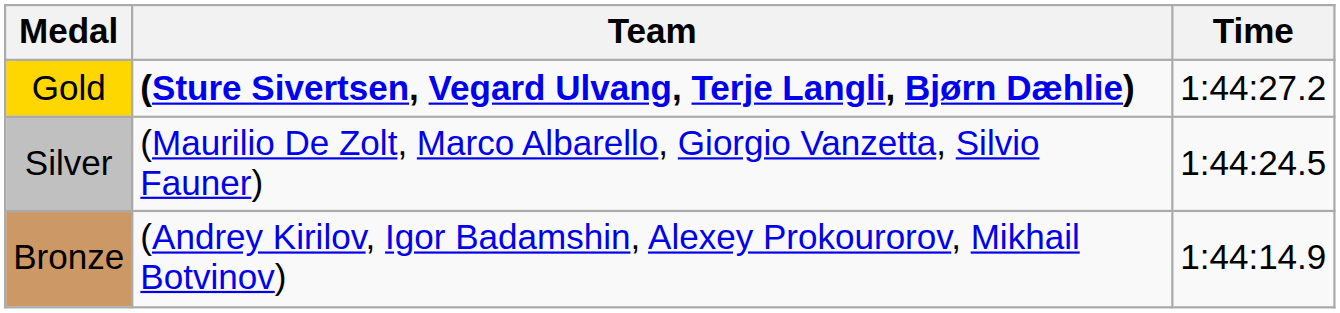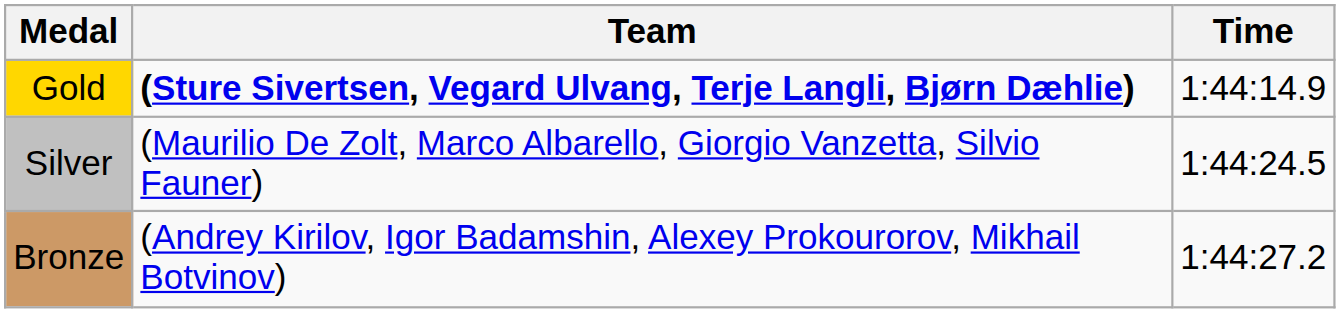(1253, 87) 1:44:27.2 -> (1253, 87) 1:44:14.9
(1253, 258) 1:44:14.9 -> (1253, 258) 1:44:27.2
